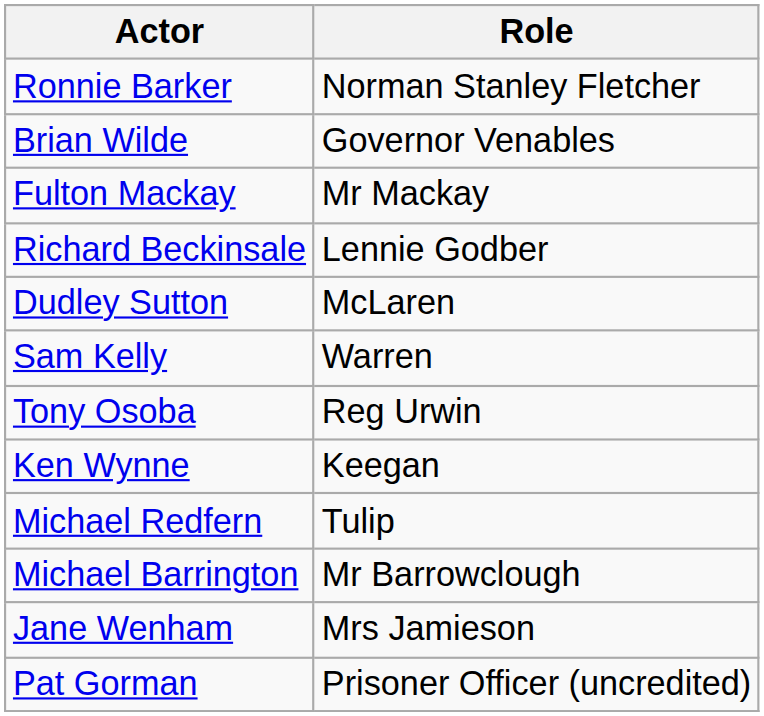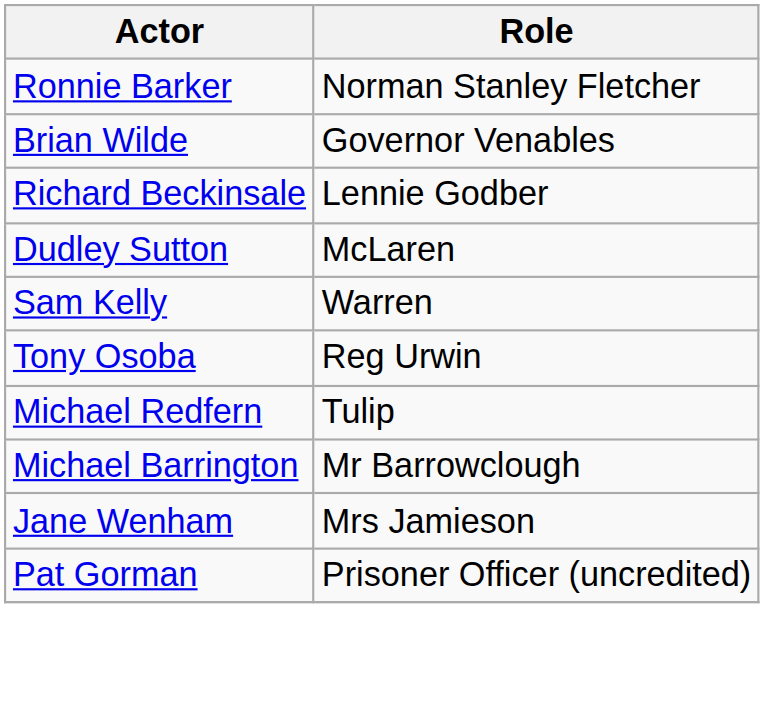- row: (124, 194)
- row: (101, 466)
